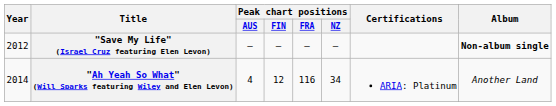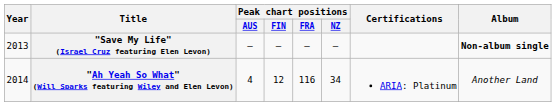(17, 46) 2012 -> (17, 46) 2013
